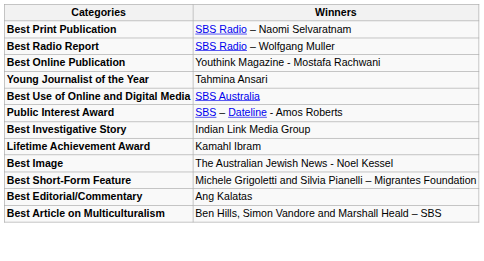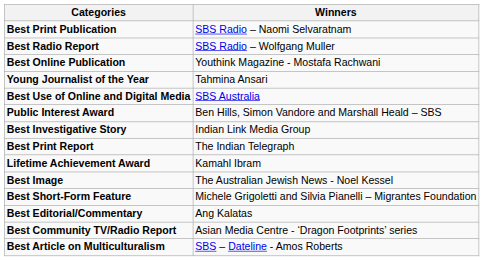(269, 113) SBS – Dateline - Amos Roberts -> (318, 113) Ben Hills, Simon Vandore and Marshall Heald – SBS
+ row: (50, 146)
+ row: (92, 230)
(318, 213) Ben Hills, Simon Vandore and Marshall Heald – SBS -> (269, 247) SBS – Dateline - Amos Roberts
